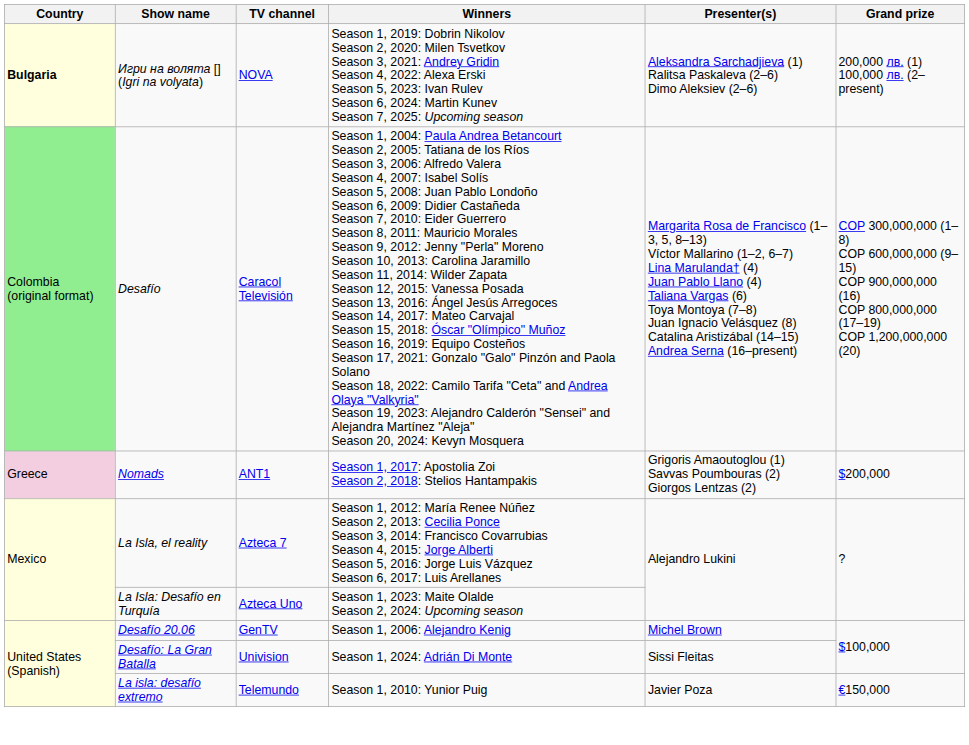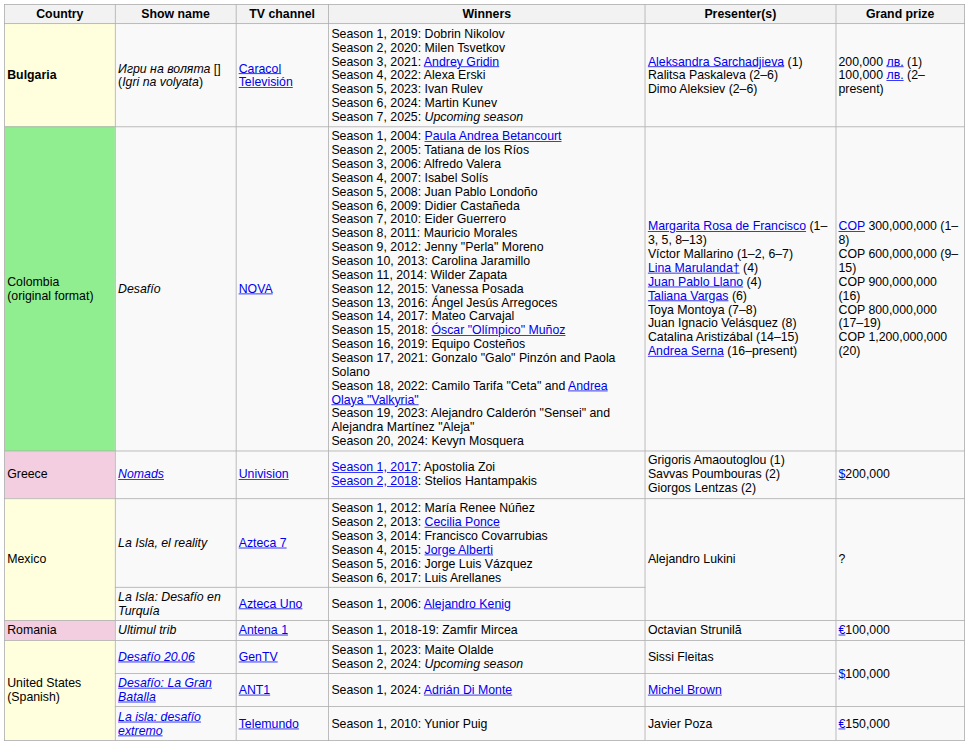(256, 75) NOVA -> (266, 75) Caracol Televisión
(266, 288) Caracol Televisión -> (256, 288) NOVA
(254, 474) ANT1 -> (264, 474) Univision
(427, 603) Season 1, 2023: Maite Olalde Season 2, 2024: Upcoming season -> (421, 603) Season 1, 2006: Alejandro Kenig
+ row: (147, 630)
(421, 630) Season 1, 2006: Alejandro Kenig -> (427, 656) Season 1, 2023: Maite Olalde Season 2, 2024: Upcoming season
(685, 630) Michel Brown -> (681, 656) Sissi Fleitas
(264, 656) Univision -> (254, 690) ANT1
(681, 656) Sissi Fleitas -> (685, 690) Michel Brown
